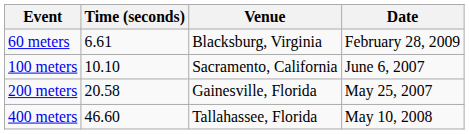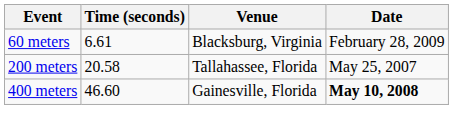- row: (43, 66)
(254, 91) Gainesville, Florida -> (255, 66) Tallahassee, Florida
(255, 116) Tallahassee, Florida -> (254, 91) Gainesville, Florida
(389, 116) normal -> (374, 91) bold
